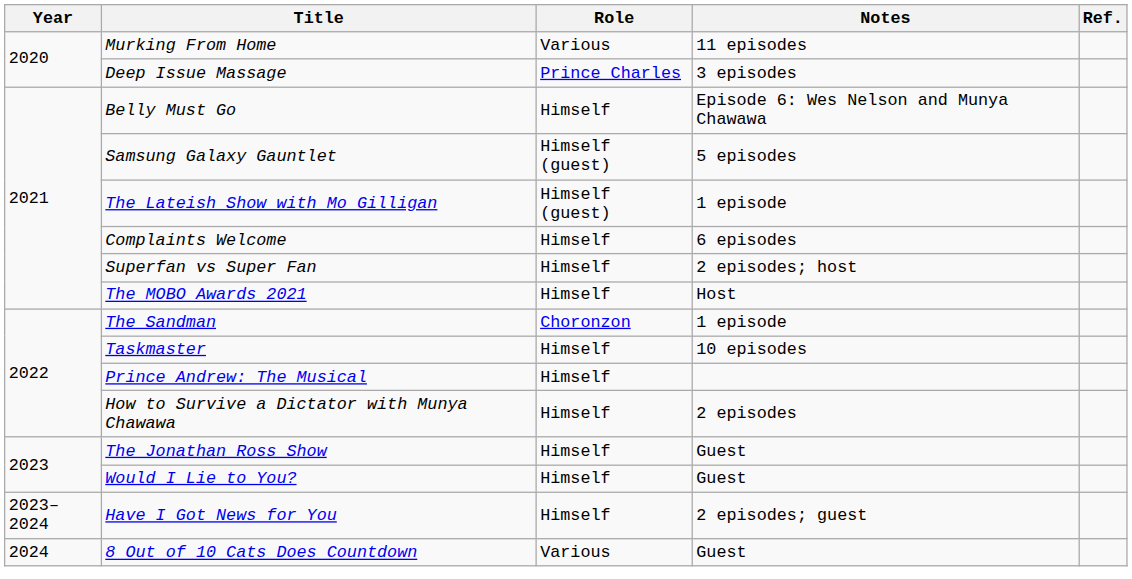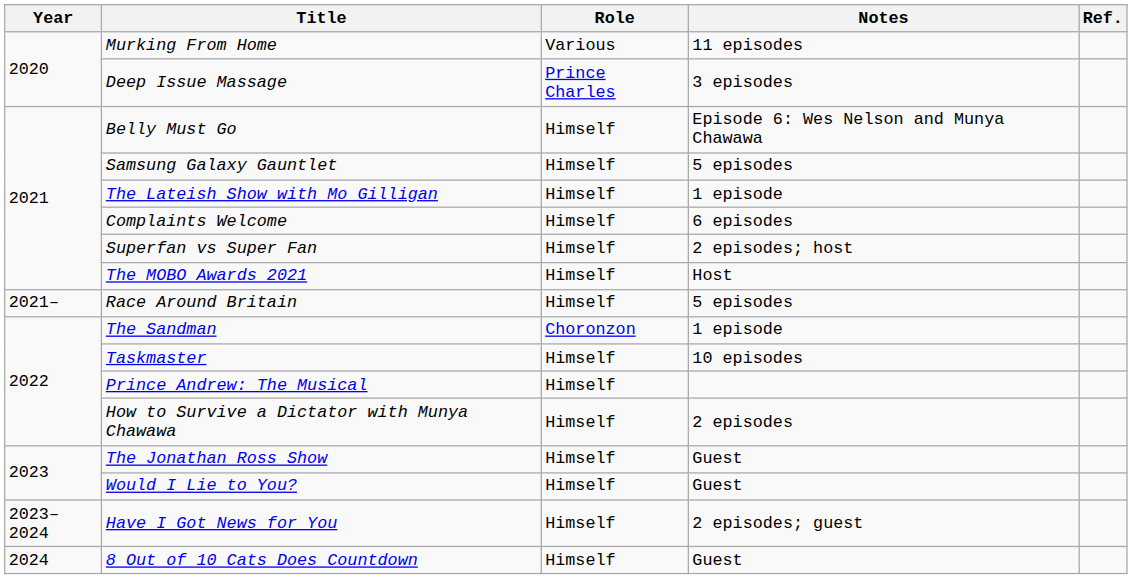(575, 157) Himself (guest) -> (580, 166) Himself
(575, 203) Himself (guest) -> (580, 194) Himself
+ row: (201, 303)
(575, 552) Various -> (580, 560) Himself
